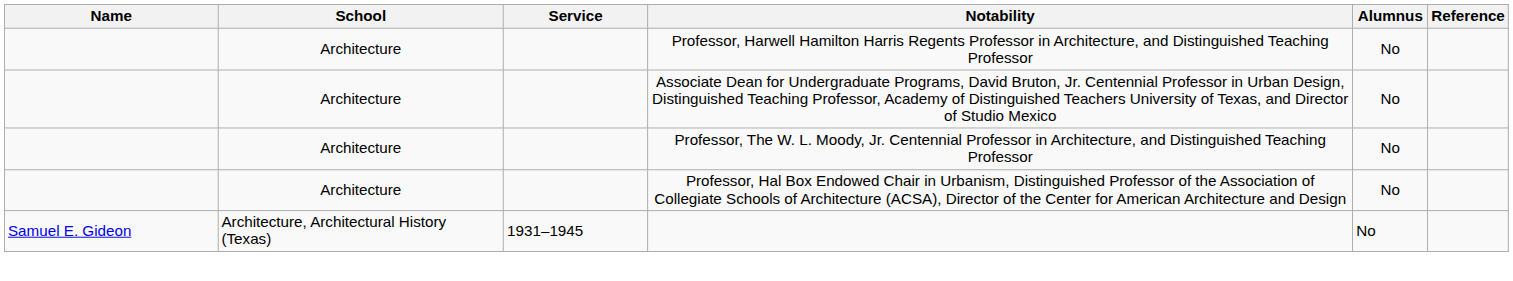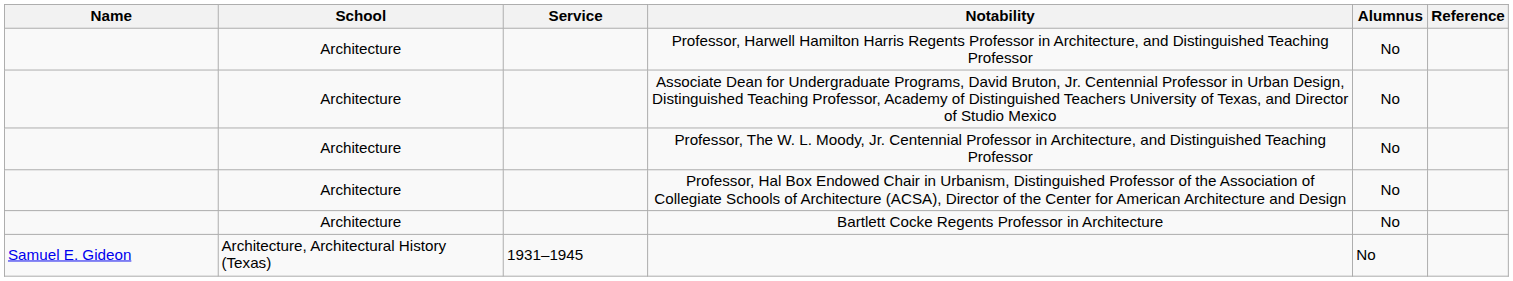+ row: (1000, 222)
